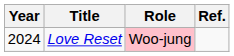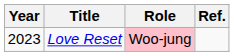(24, 39) 2024 -> (24, 39) 2023
